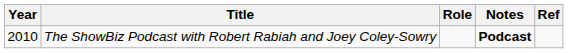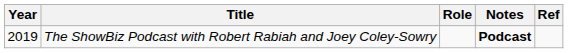(23, 36) 2010 -> (23, 36) 2019
